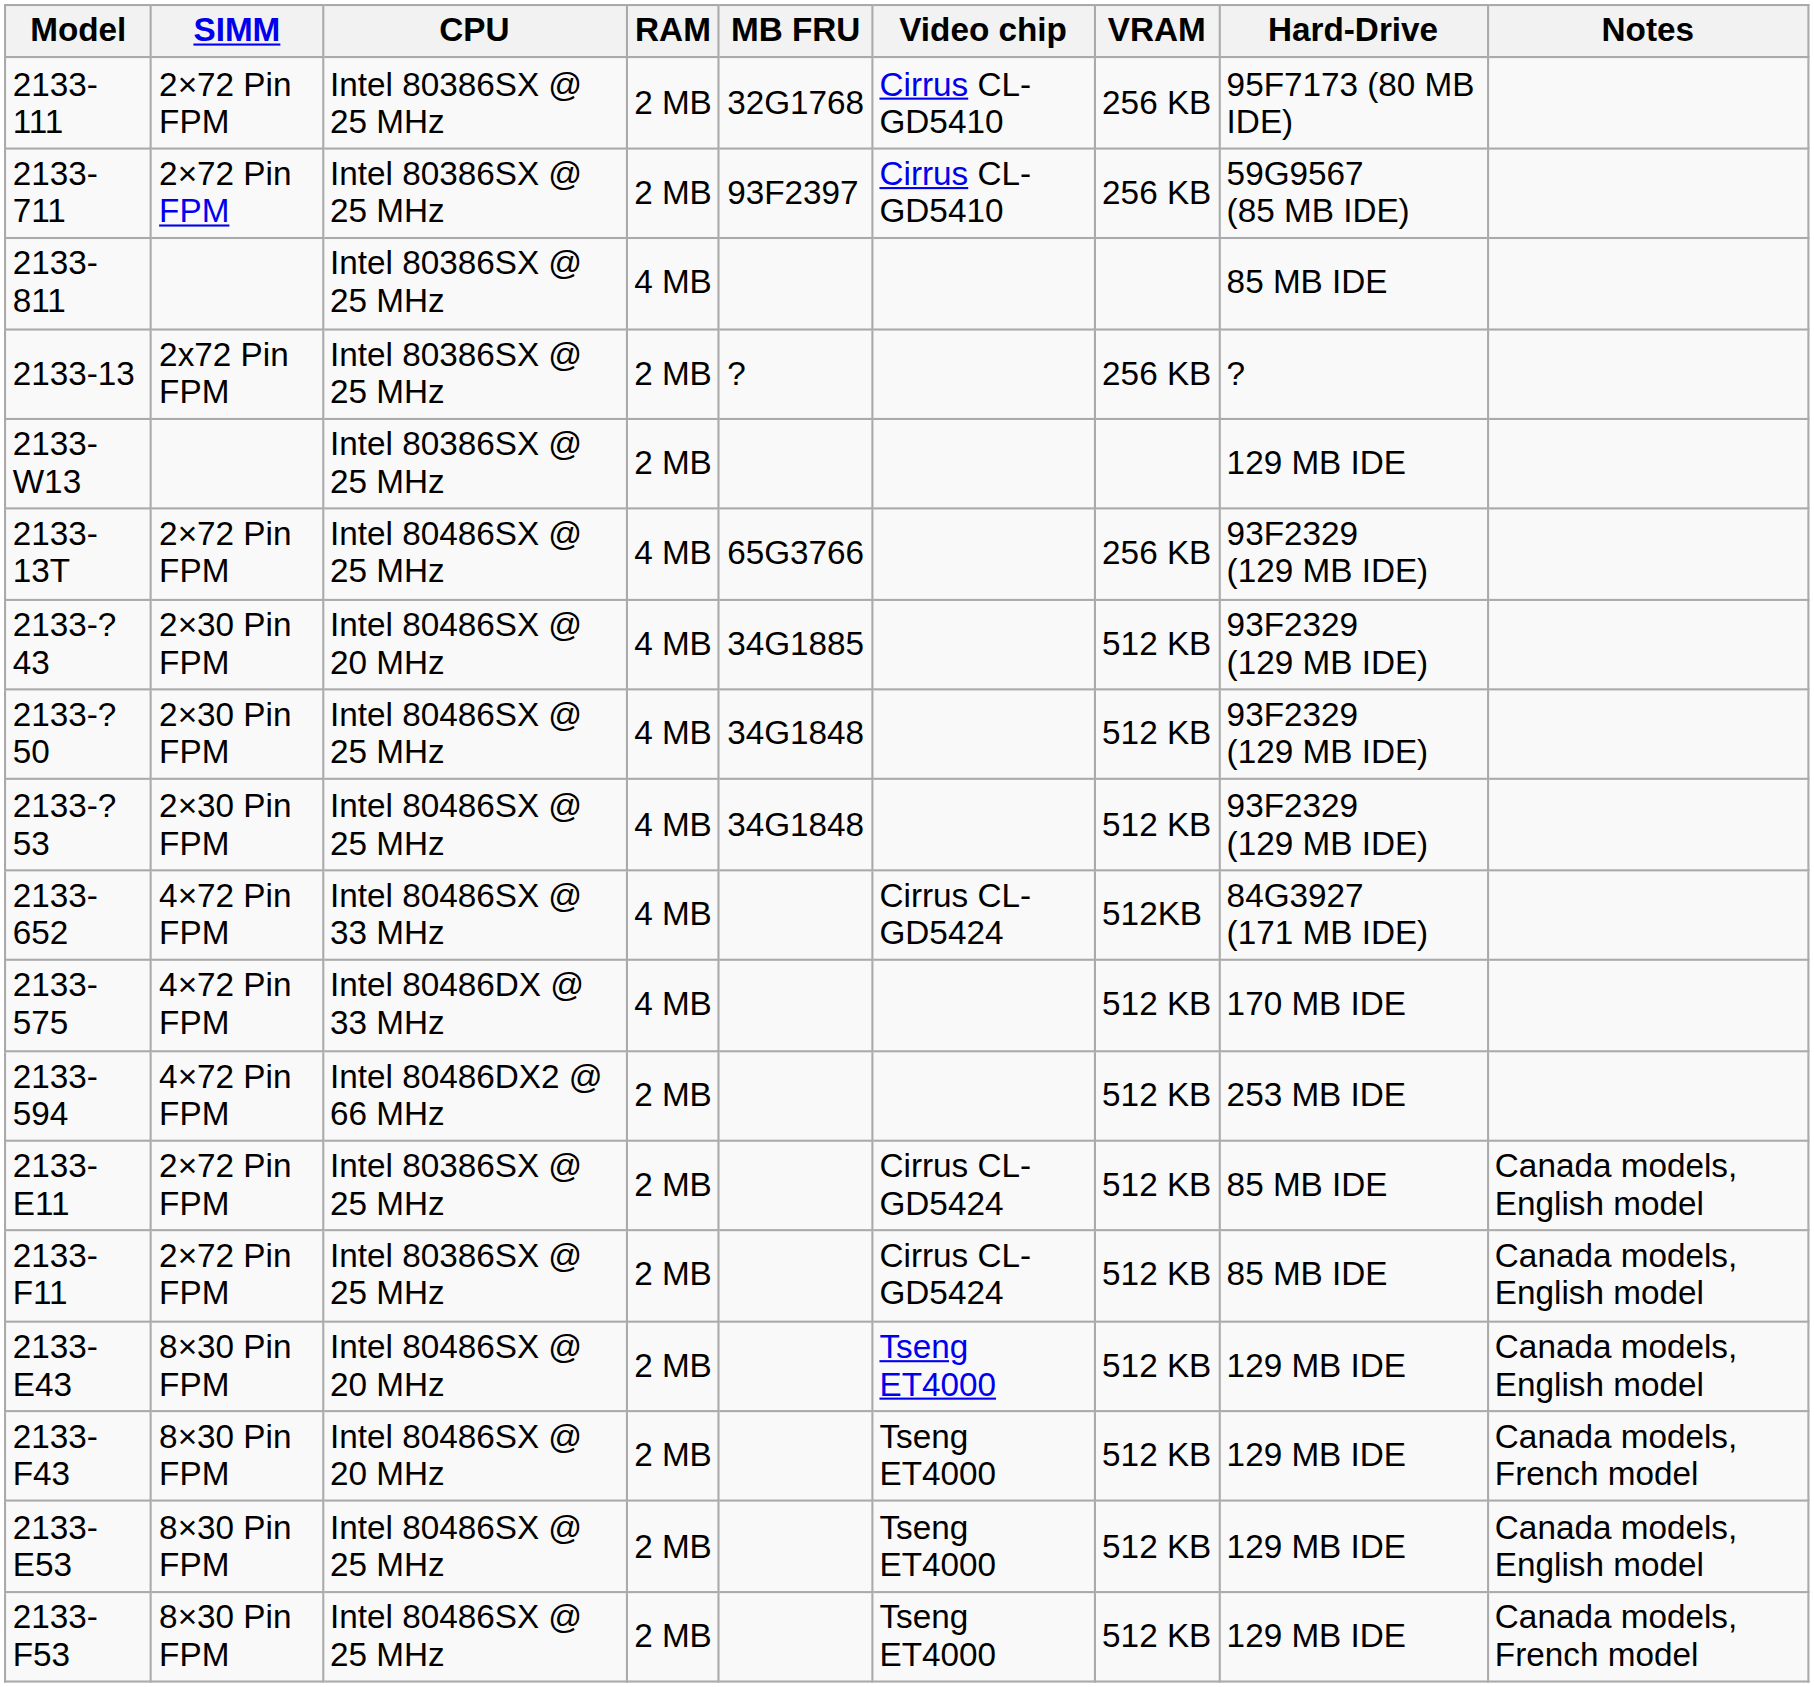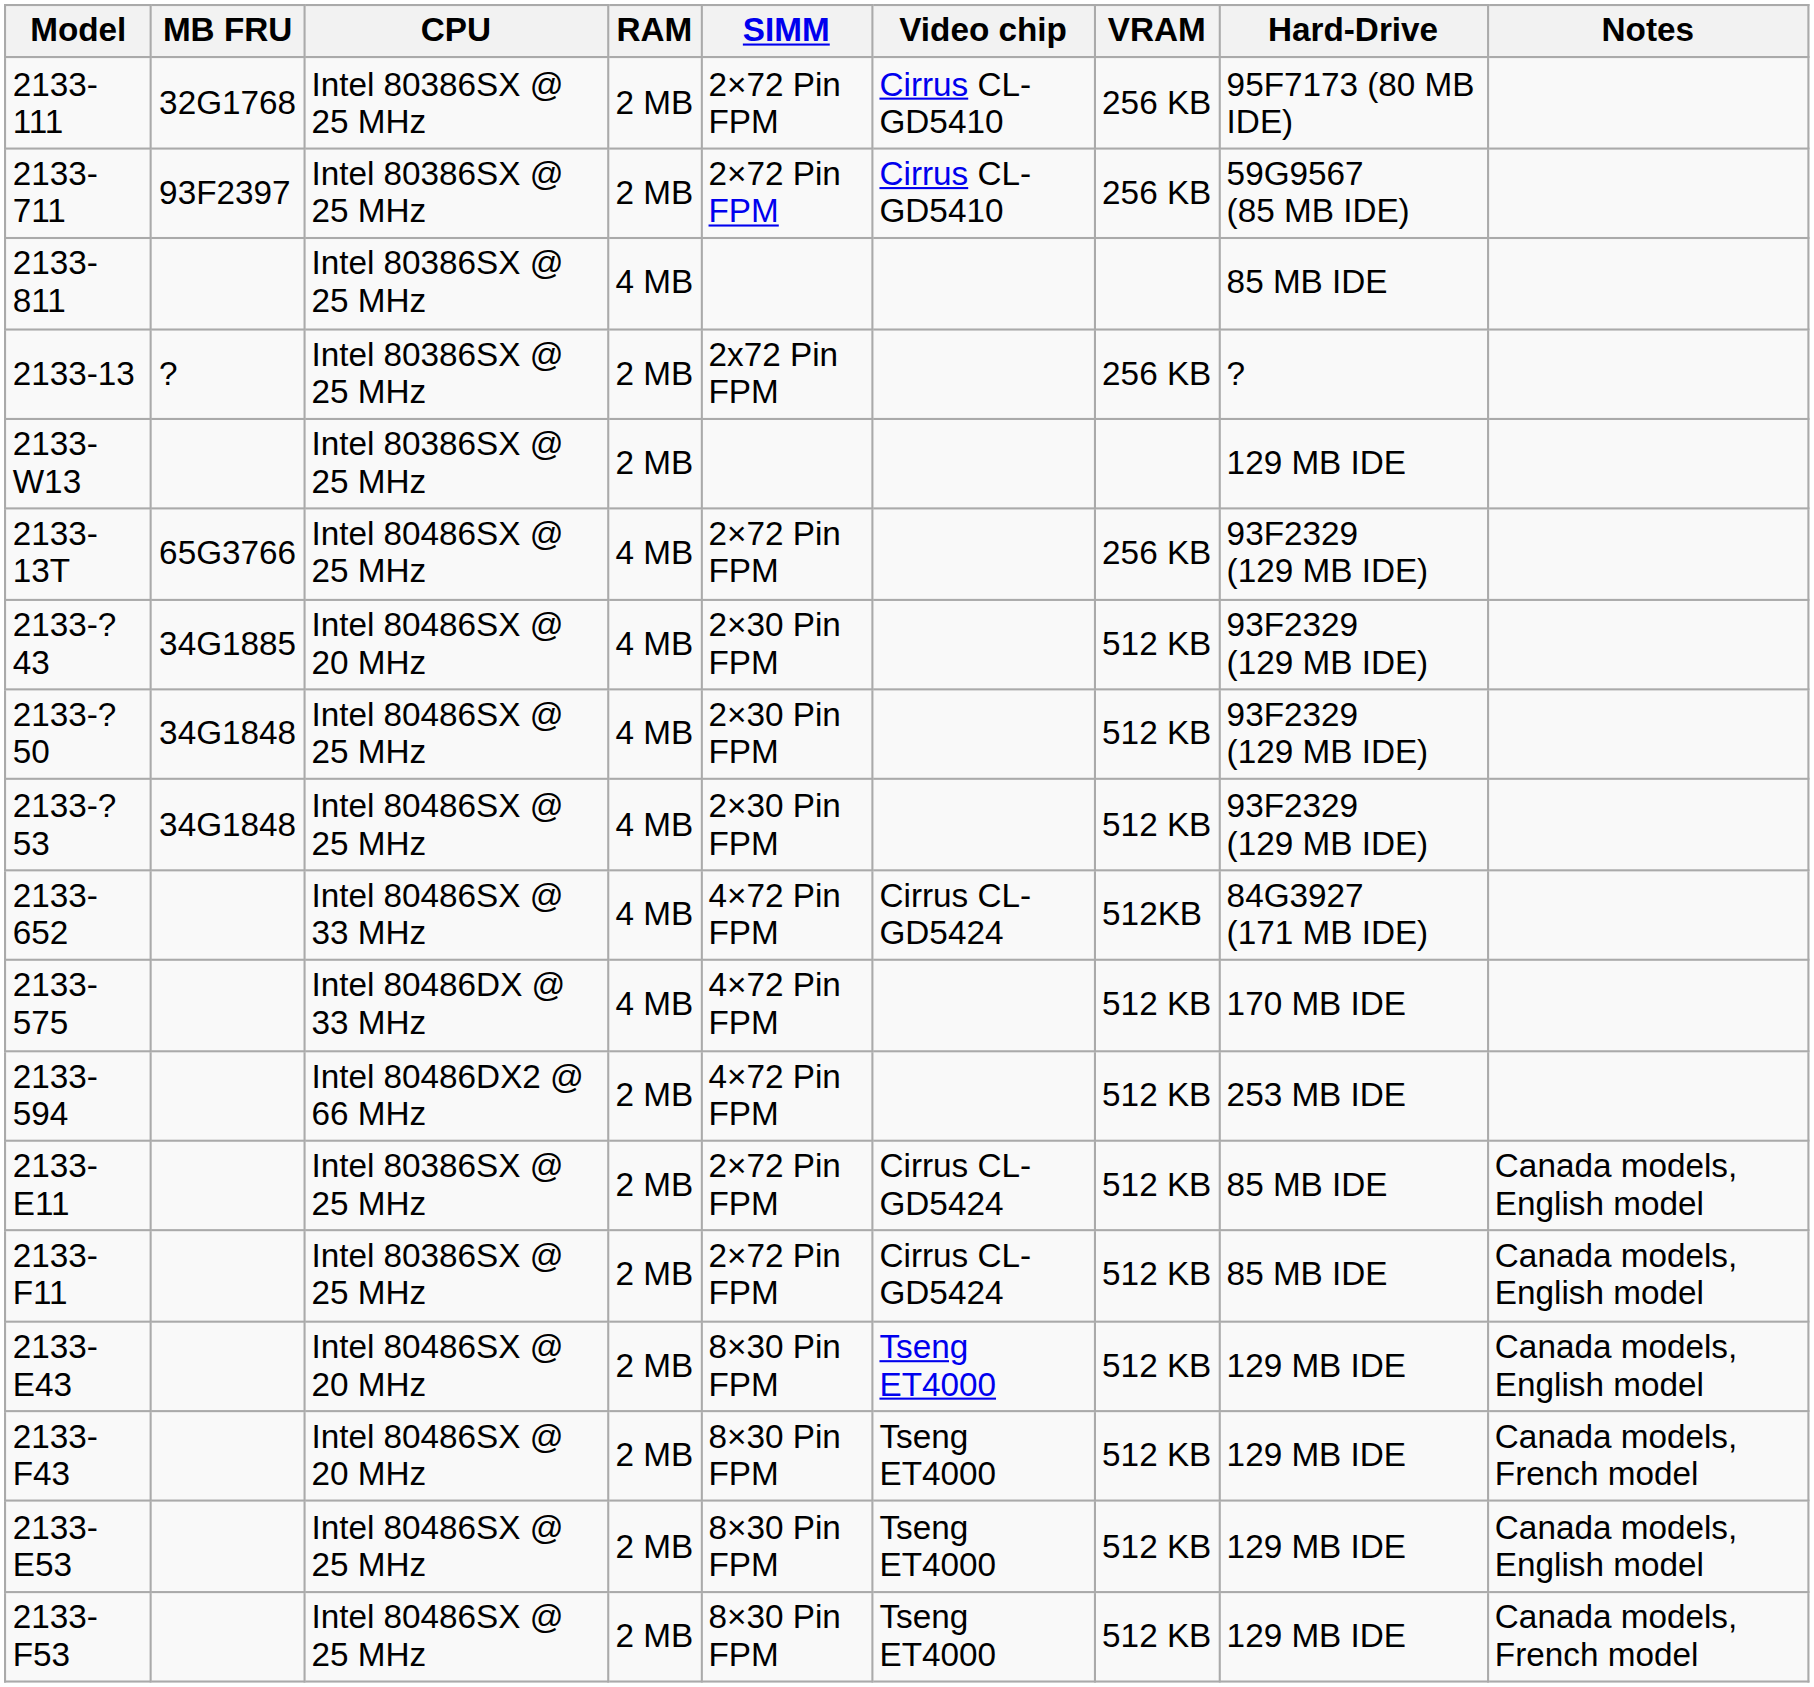columns swapped: (796, 30) <-> (237, 30)
